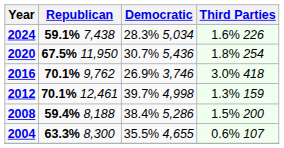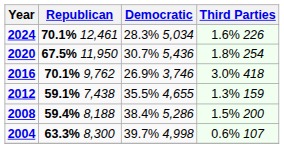(80, 34) 59.1% 7,438 -> (80, 34) 70.1% 12,461
(80, 94) 70.1% 12,461 -> (80, 94) 59.1% 7,438
(159, 94) 39.7% 4,998 -> (159, 94) 35.5% 4,655
(159, 133) 35.5% 4,655 -> (159, 133) 39.7% 4,998
